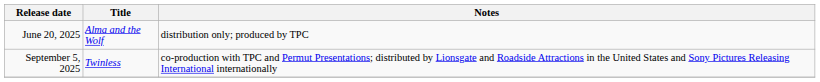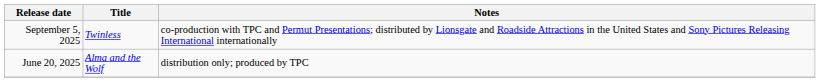rows swapped: (51, 35) <-> (53, 63)
